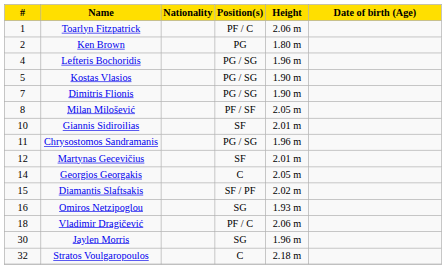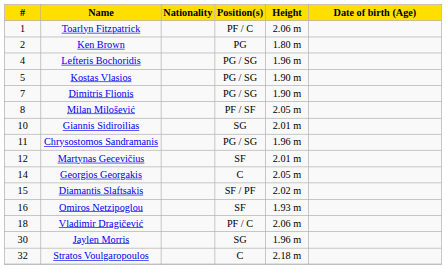(240, 126) SF -> (240, 126) SG
(240, 207) SG -> (240, 207) SF
